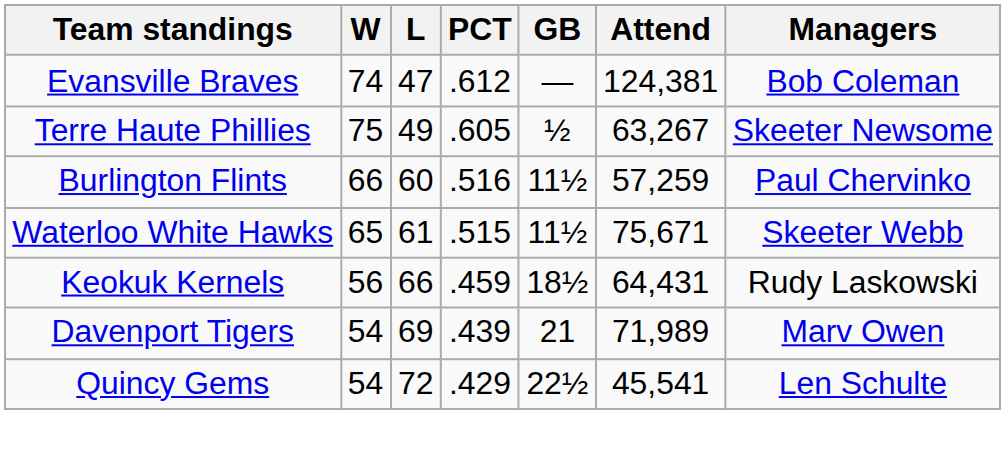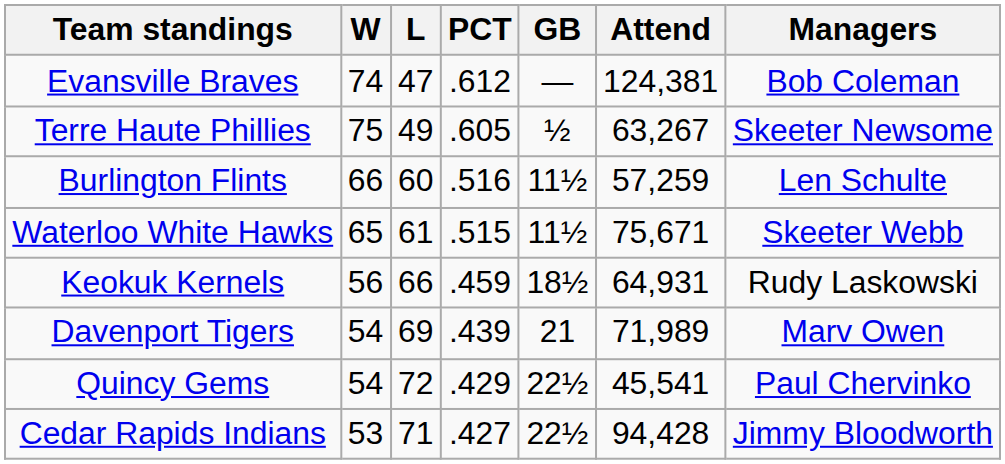(863, 181) Paul Chervinko -> (863, 181) Len Schulte
(661, 282) 64,431 -> (661, 282) 64,931
(863, 383) Len Schulte -> (863, 383) Paul Chervinko
+ row: (173, 433)
